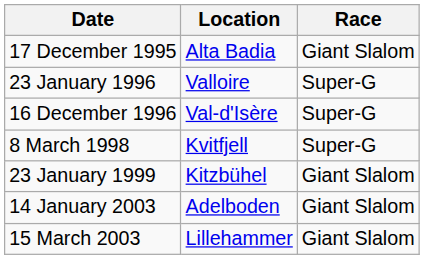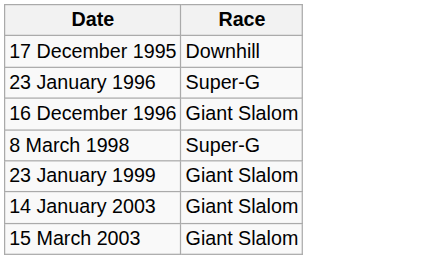- column: (239, 20)
(358, 51) Giant Slalom -> (223, 51) Downhill
(339, 113) Super-G -> (242, 113) Giant Slalom
